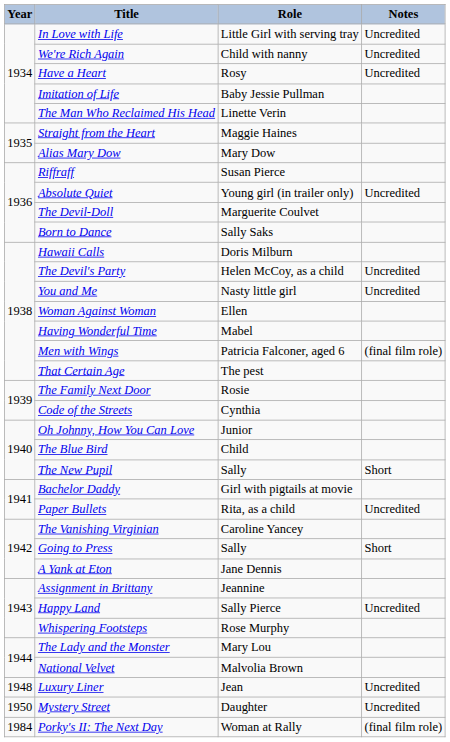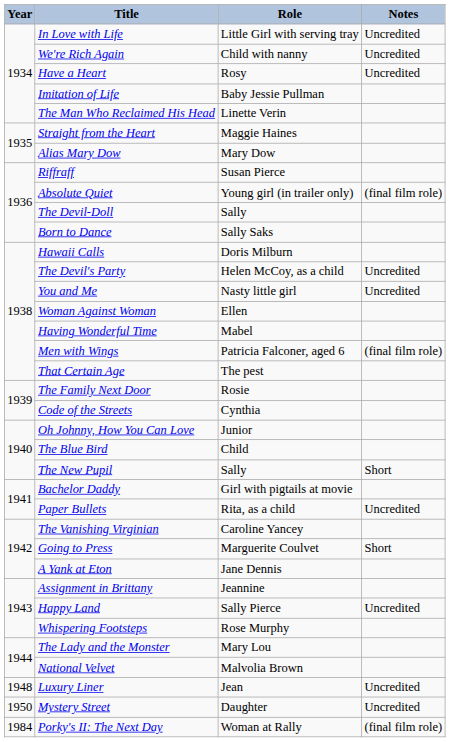(392, 192) Uncredited -> (403, 192) (final film role)
(270, 212) Marguerite Coulvet -> (234, 212) Sally
(234, 548) Sally -> (270, 548) Marguerite Coulvet
